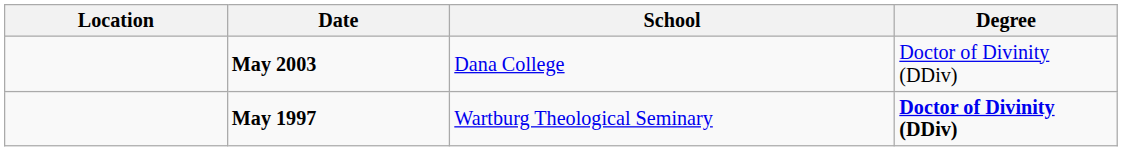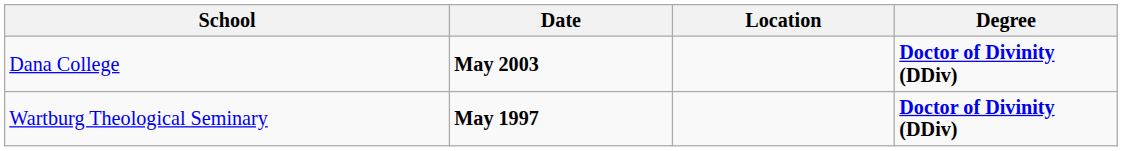columns swapped: (116, 20) <-> (672, 20)
(974, 63) normal -> (977, 63) bold
